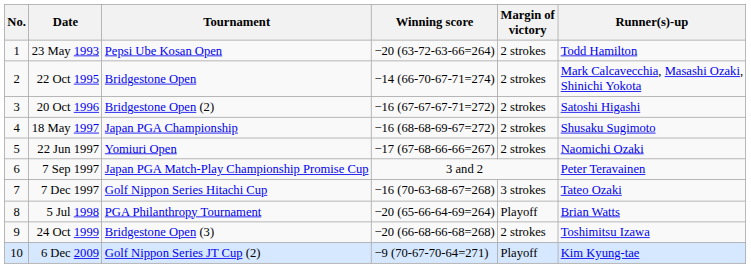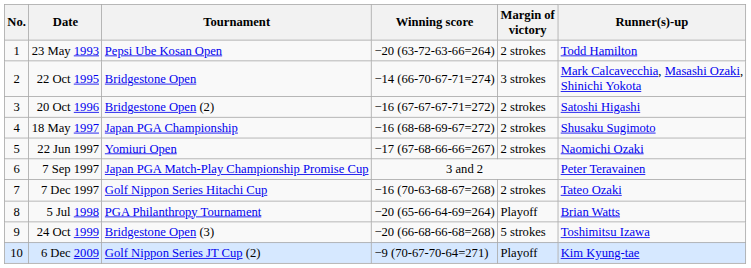(523, 79) 2 strokes -> (523, 79) 3 strokes
(523, 190) 3 strokes -> (523, 190) 2 strokes
(523, 232) 2 strokes -> (523, 232) 5 strokes
